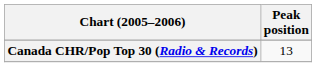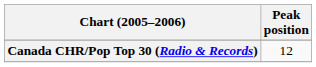(286, 51) 13 -> (286, 51) 12
